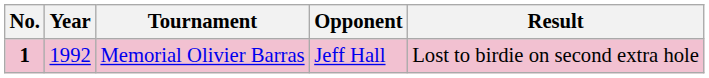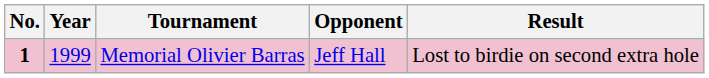(70, 55) 1992 -> (70, 55) 1999
